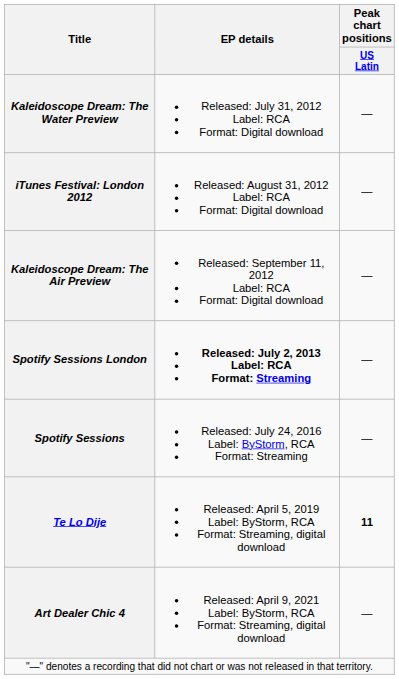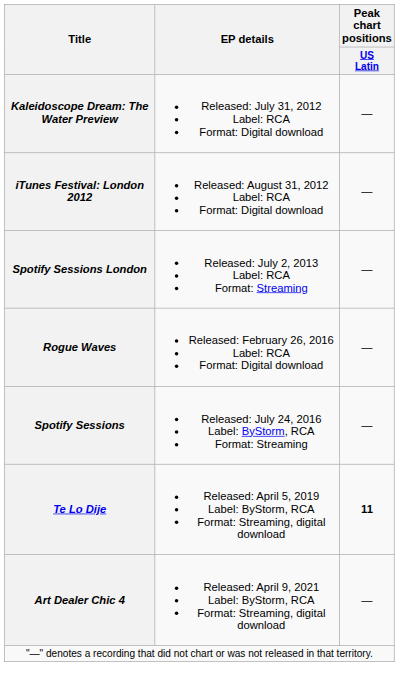- row: (80, 275)
(247, 366) bold -> (247, 276) normal
+ row: (80, 347)
